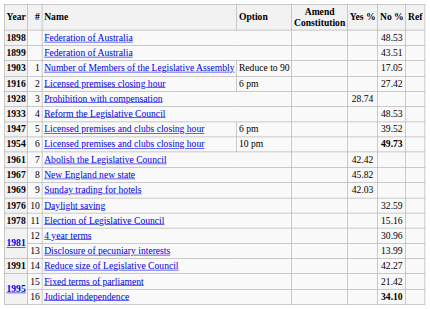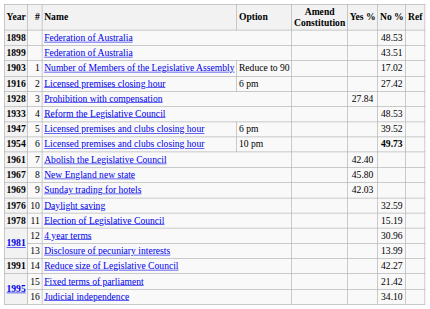(392, 68) 17.05 -> (392, 68) 17.02
(363, 99) 28.74 -> (363, 99) 27.84
(363, 159) 42.42 -> (363, 159) 42.40
(363, 175) 45.82 -> (363, 175) 45.80
(392, 220) 15.16 -> (392, 220) 15.19
(392, 296) bold -> (392, 296) normal
